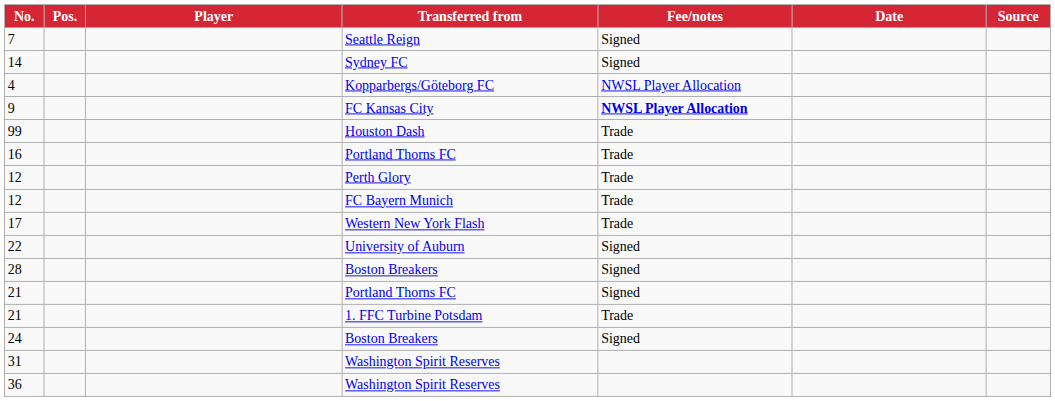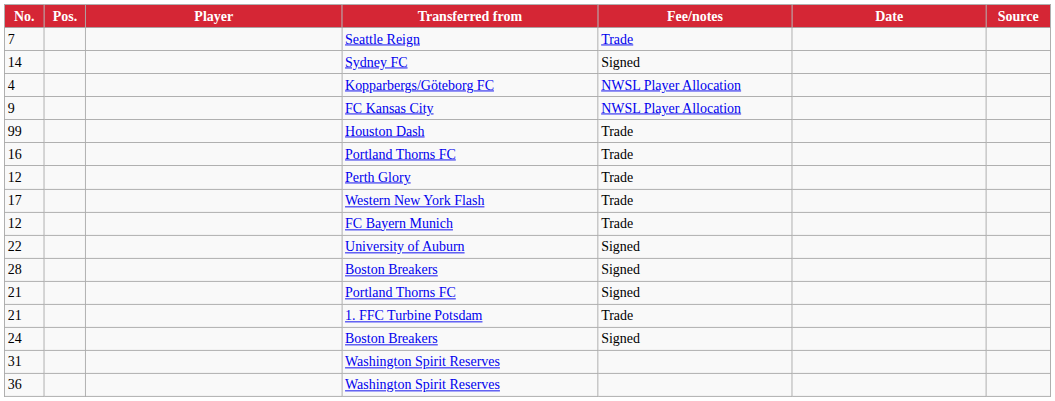(621, 39) Signed -> (617, 39) Trade
(674, 108) bold -> (671, 108) normal
rows swapped: (15, 223) <-> (15, 200)
